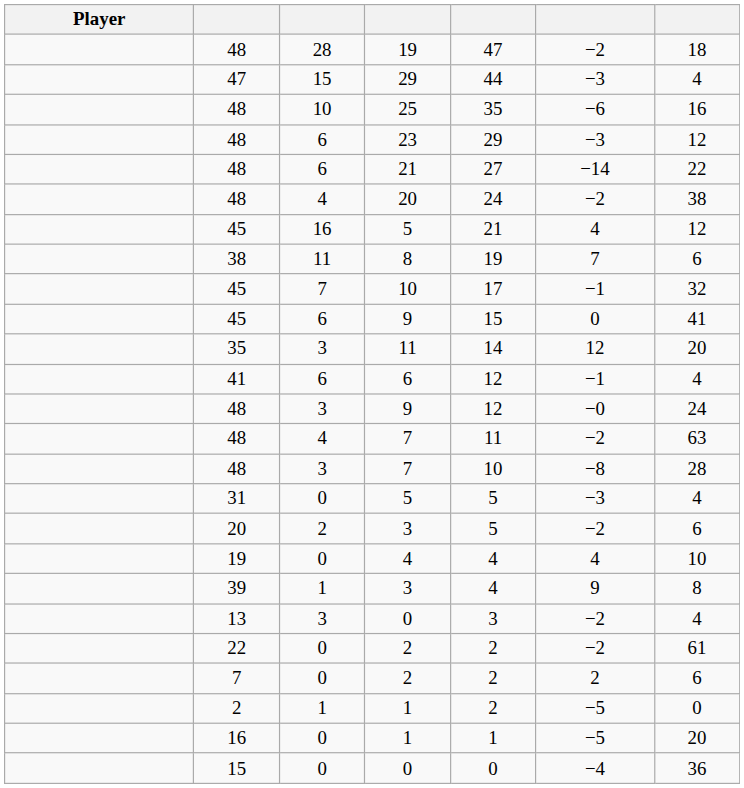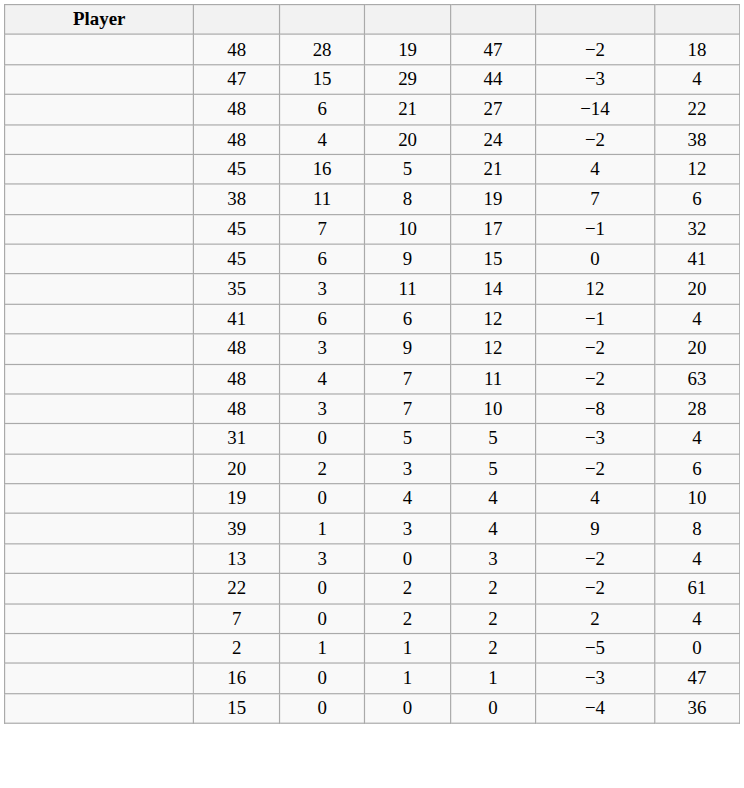- row: (237, 109)
- row: (237, 139)
(595, 408) −0 -> (595, 348) −2
(697, 408) 24 -> (697, 348) 20
(697, 678) 6 -> (697, 618) 4
(595, 738) −5 -> (595, 678) −3
(697, 738) 20 -> (697, 678) 47
